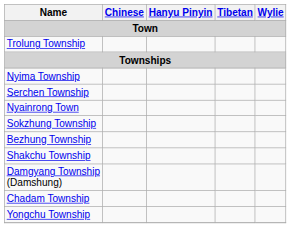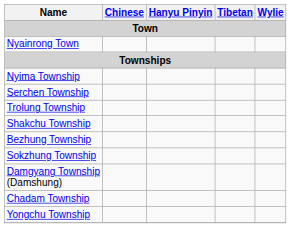rows swapped: (43, 108) <-> (46, 45)
rows swapped: (49, 156) <-> (51, 124)
